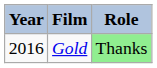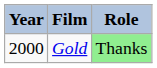(26, 48) 2016 -> (26, 48) 2000
